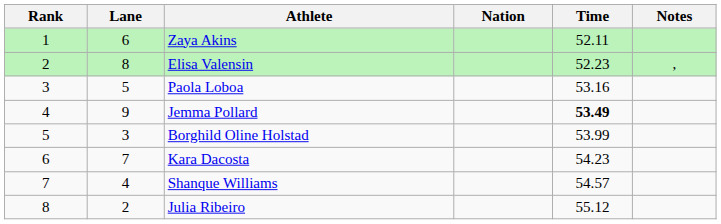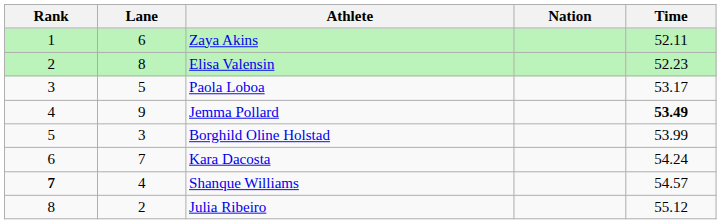- column: (674, 16)
(592, 87) 53.16 -> (671, 87) 53.17
(592, 159) 54.23 -> (671, 159) 54.24
(46, 183) normal -> (51, 183) bold
